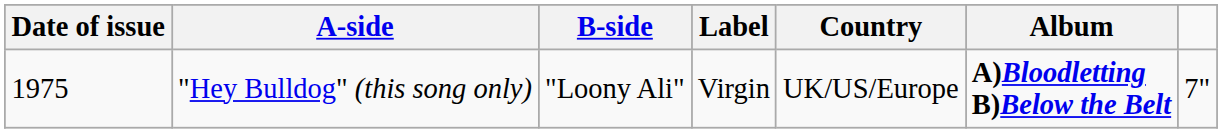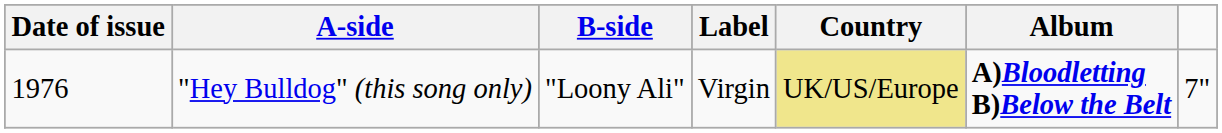(40, 88) 1975 -> (40, 88) 1976
(871, 88) no background -> (871, 88) khaki background
